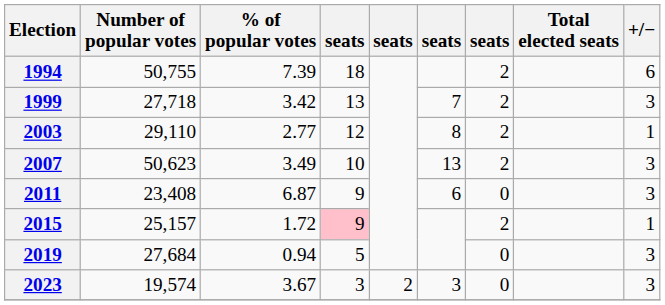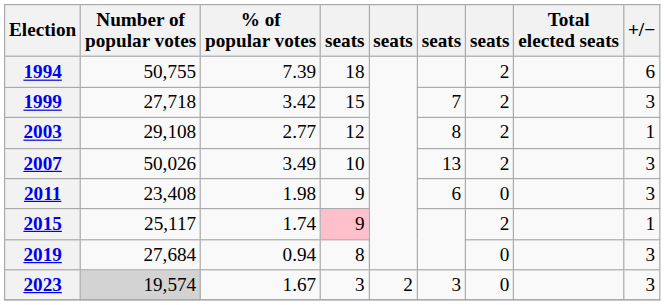(355, 102) 13 -> (355, 102) 15
(170, 132) 29,110 -> (170, 132) 29,108
(170, 163) 50,623 -> (170, 163) 50,026
(299, 193) 6.87 -> (299, 193) 1.98
(170, 224) 25,157 -> (170, 224) 25,117
(299, 224) 1.72 -> (299, 224) 1.74
(360, 254) 5 -> (360, 254) 8
(170, 284) no background -> (170, 284) lightgrey background
(299, 284) 3.67 -> (299, 284) 1.67
